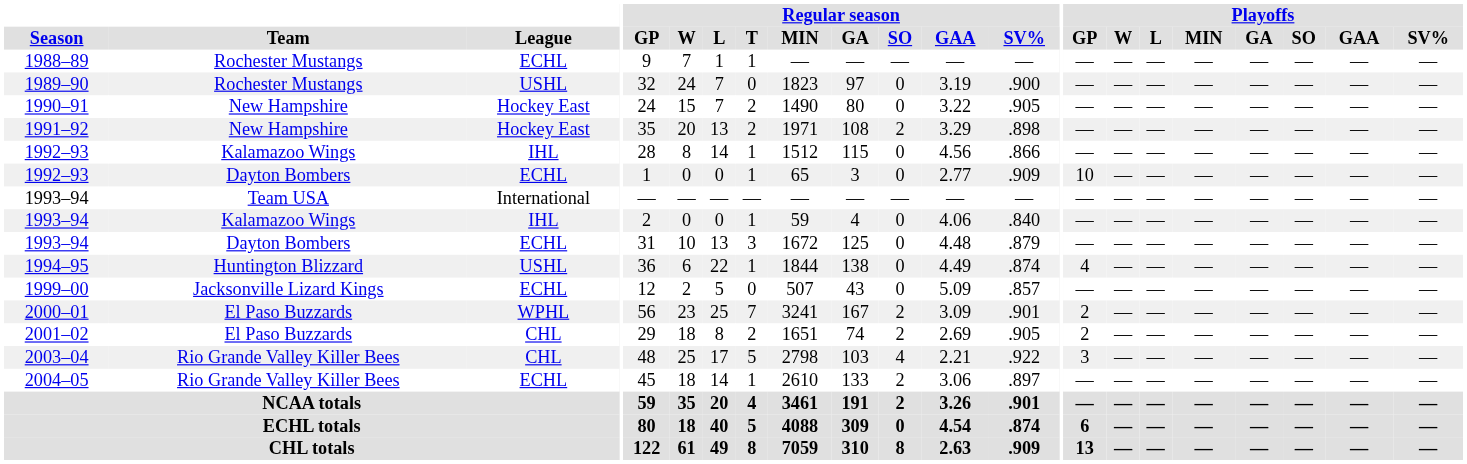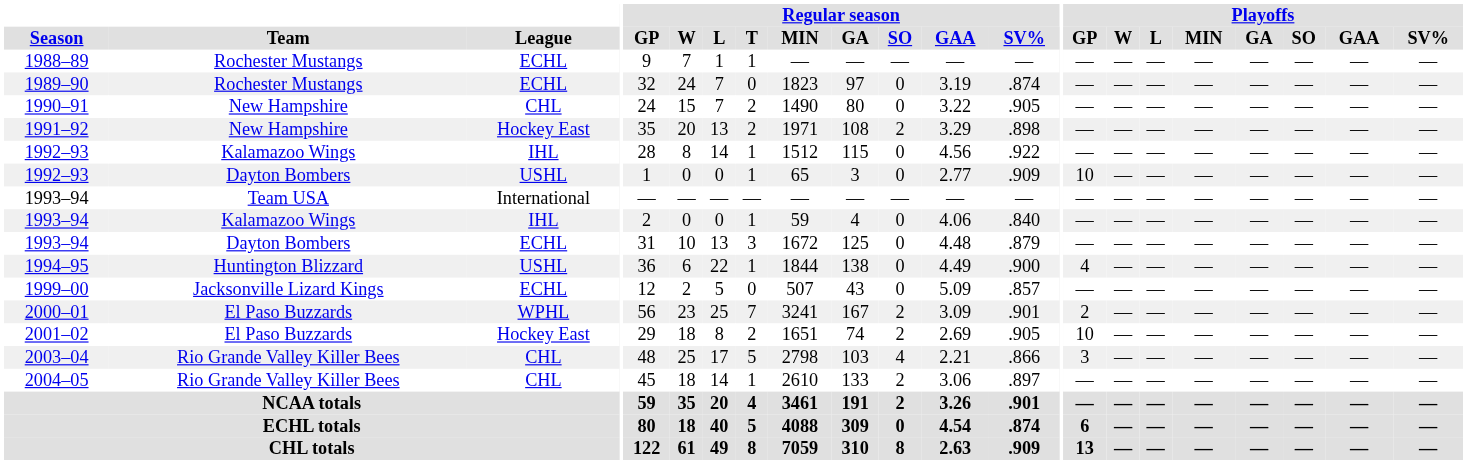(543, 83) USHL -> (543, 83) ECHL
(1024, 83) .900 -> (1024, 83) .874
(543, 106) Hockey East -> (543, 106) CHL
(1024, 152) .866 -> (1024, 152) .922
(543, 174) ECHL -> (543, 174) USHL
(1024, 266) .874 -> (1024, 266) .900
(543, 334) CHL -> (543, 334) Hockey East
(1085, 334) 2 -> (1085, 334) 10
(1024, 357) .922 -> (1024, 357) .866
(543, 380) ECHL -> (543, 380) CHL
